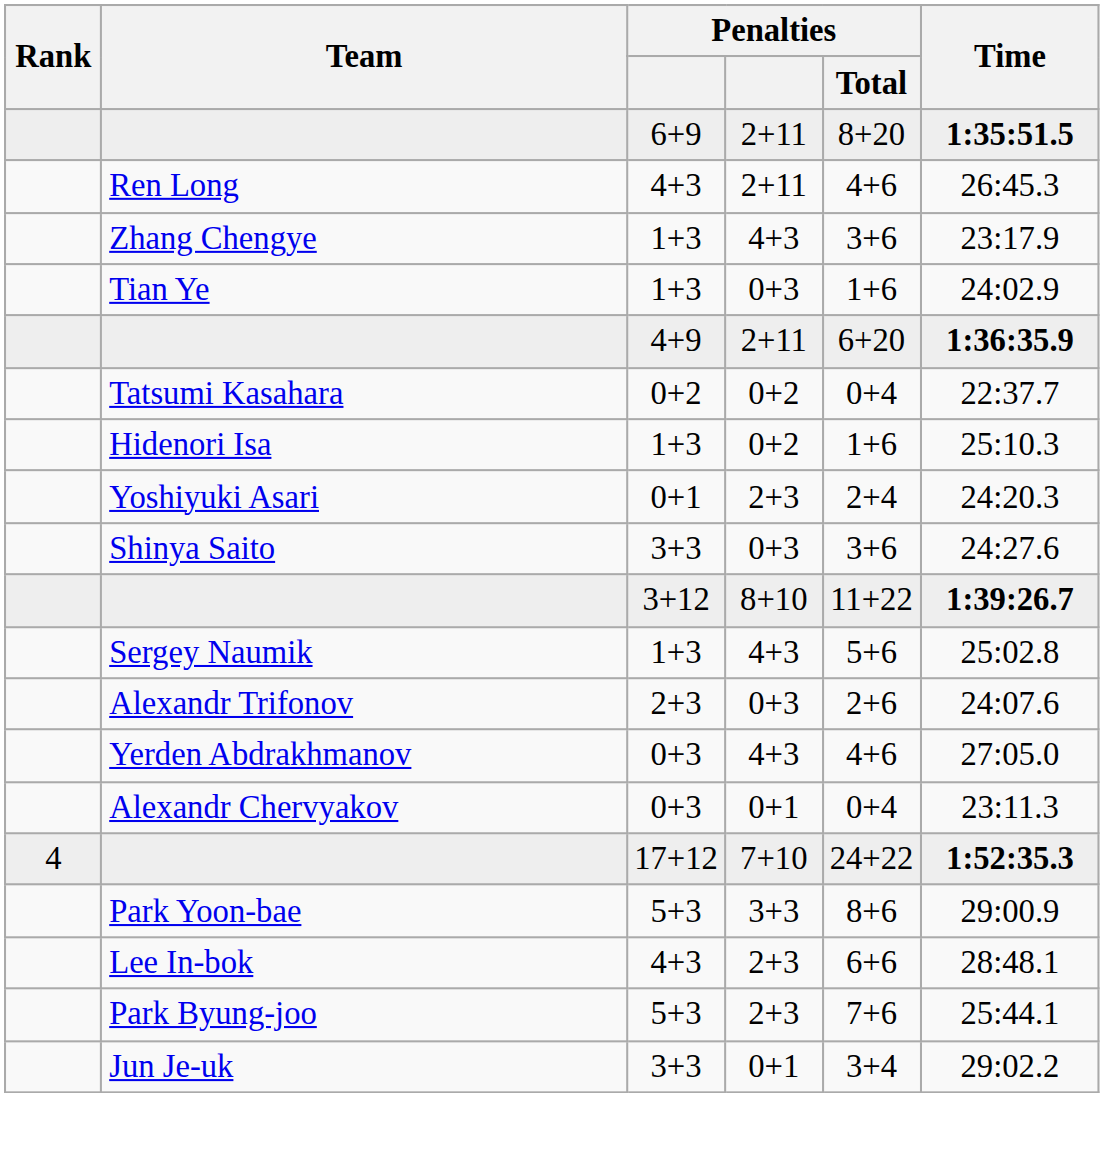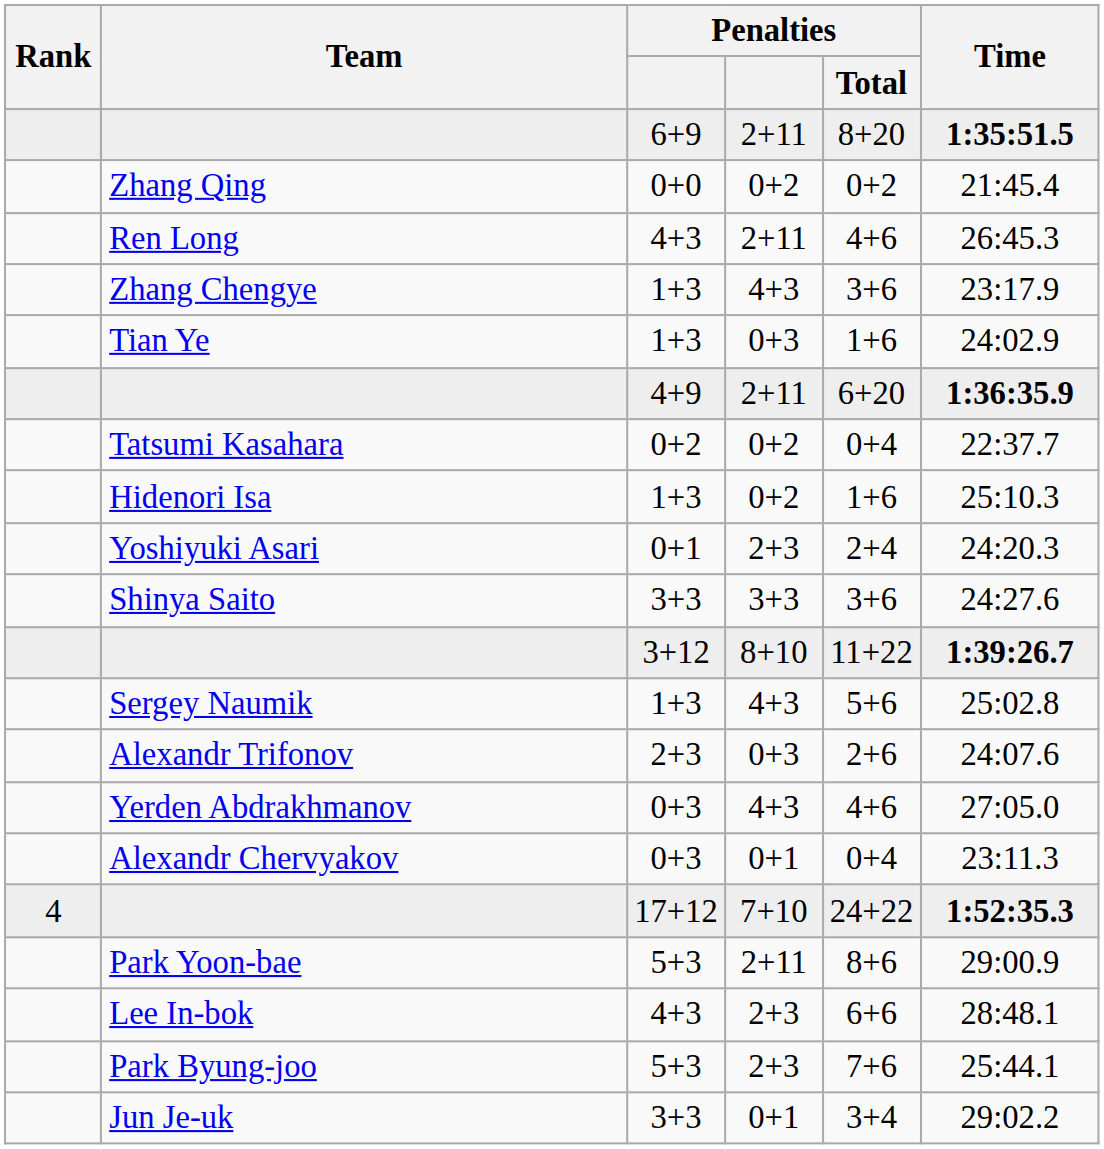+ row: (188, 185)
(774, 548) 0+3 -> (774, 599) 3+3
(774, 910) 3+3 -> (774, 962) 2+11
